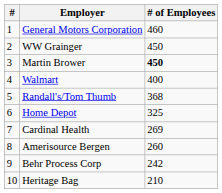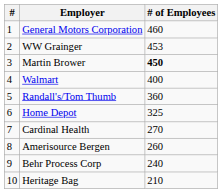(155, 46) 450 -> (155, 46) 453
(155, 96) 368 -> (155, 96) 360
(155, 130) 269 -> (155, 130) 270
(155, 163) 242 -> (155, 163) 240
